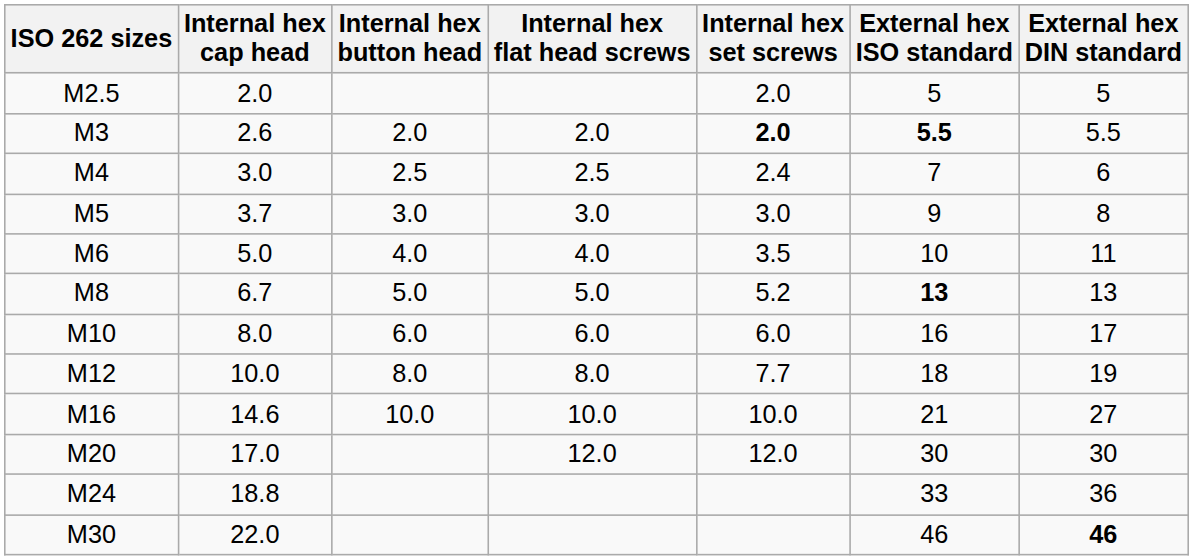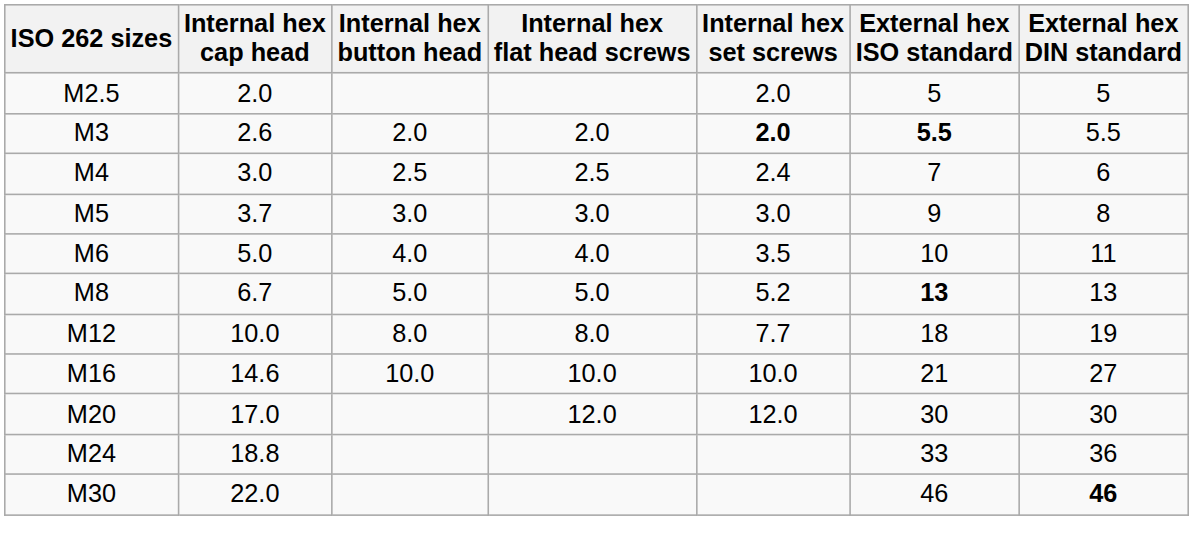- row: (91, 333)
